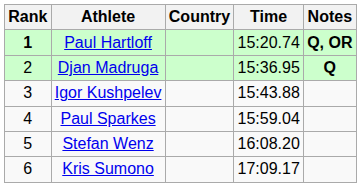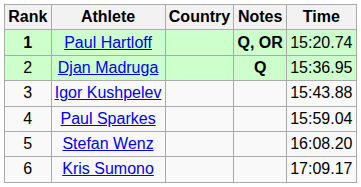columns swapped: (269, 17) <-> (330, 17)
